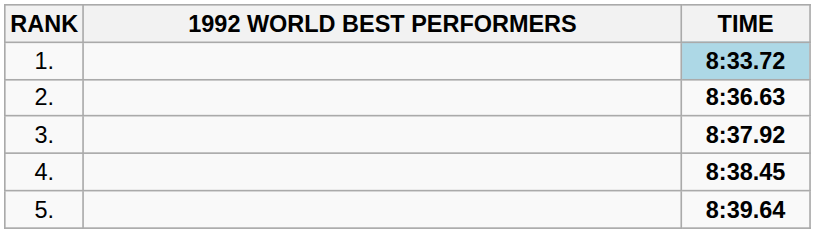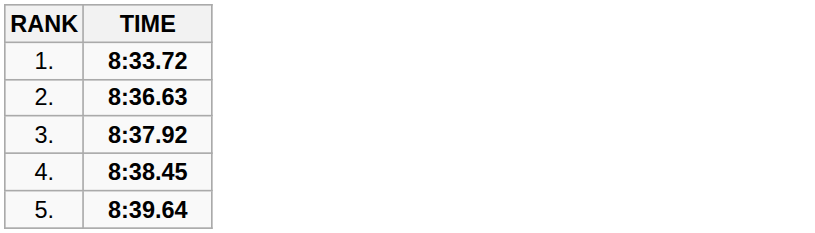- column: (382, 24)
(746, 61) lightblue background -> (148, 61) no background
